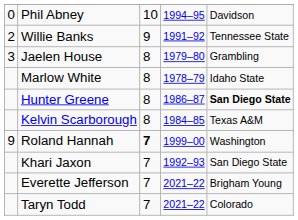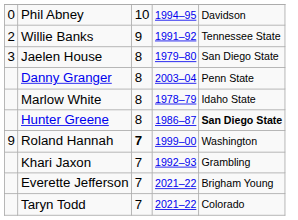(234, 57) Grambling -> (240, 57) San Diego State
+ row: (66, 78)
- row: (79, 120)
(248, 162) San Diego State -> (226, 162) Grambling
